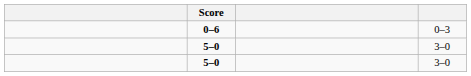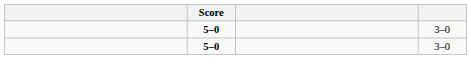- row: (211, 29)
